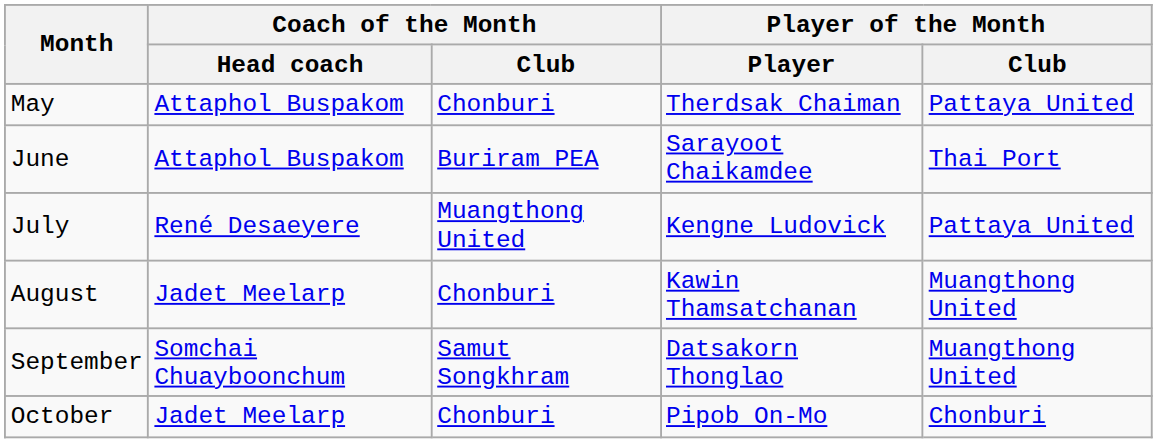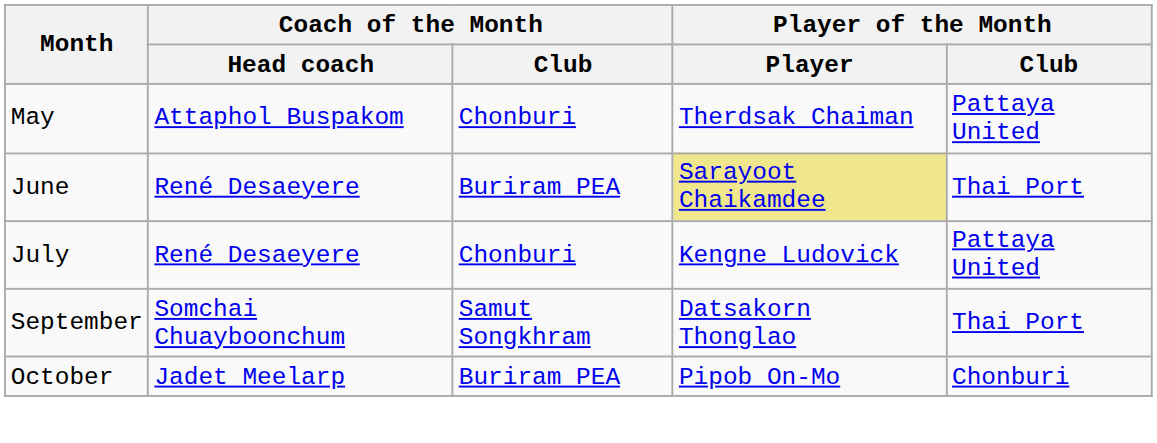(279, 158) Attaphol Buspakom -> (257, 187) René Desaeyere
(739, 158) no background -> (752, 187) khaki background
(511, 226) Muangthong United -> (517, 255) Chonburi
- row: (55, 295)
(1002, 363) Muangthong United -> (1018, 323) Thai Port
(496, 416) Chonburi -> (539, 377) Buriram PEA
